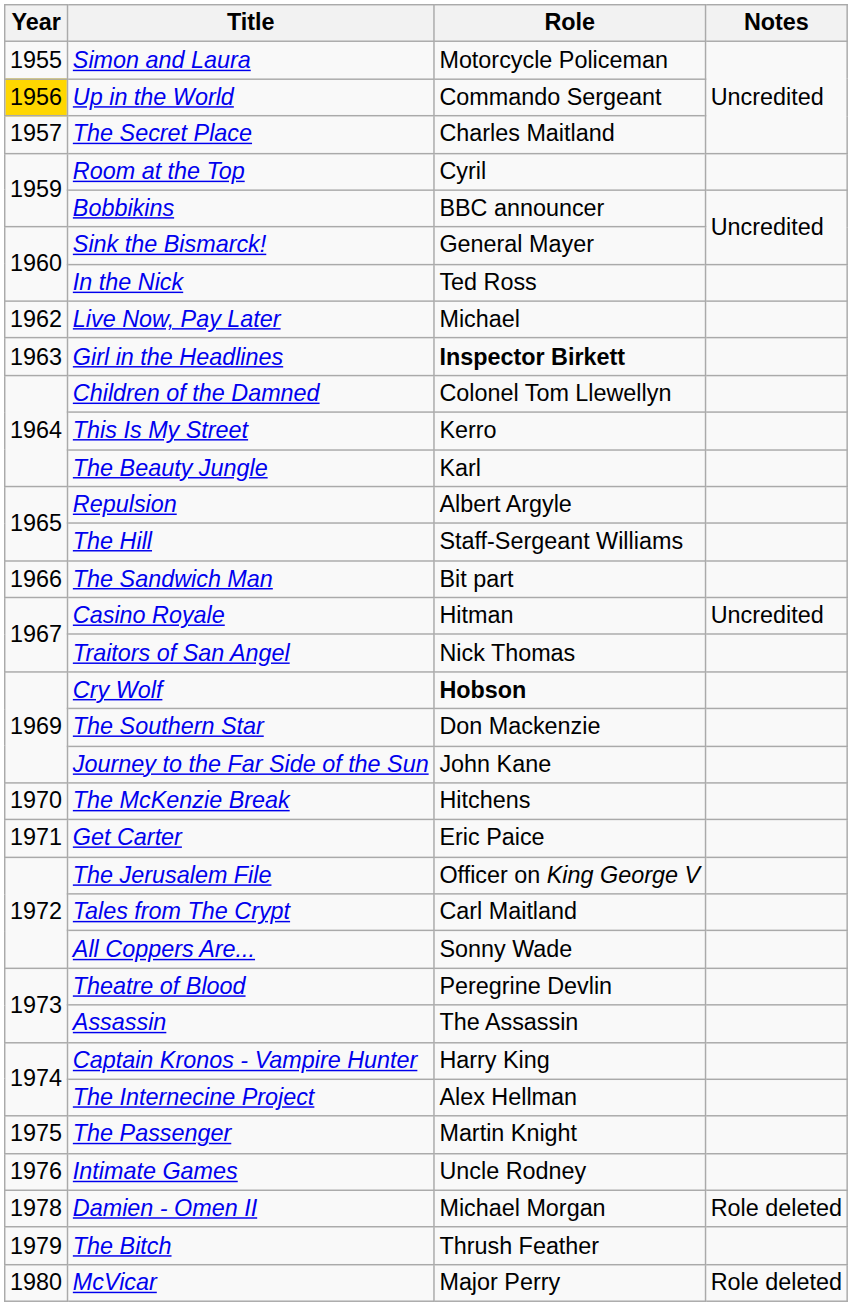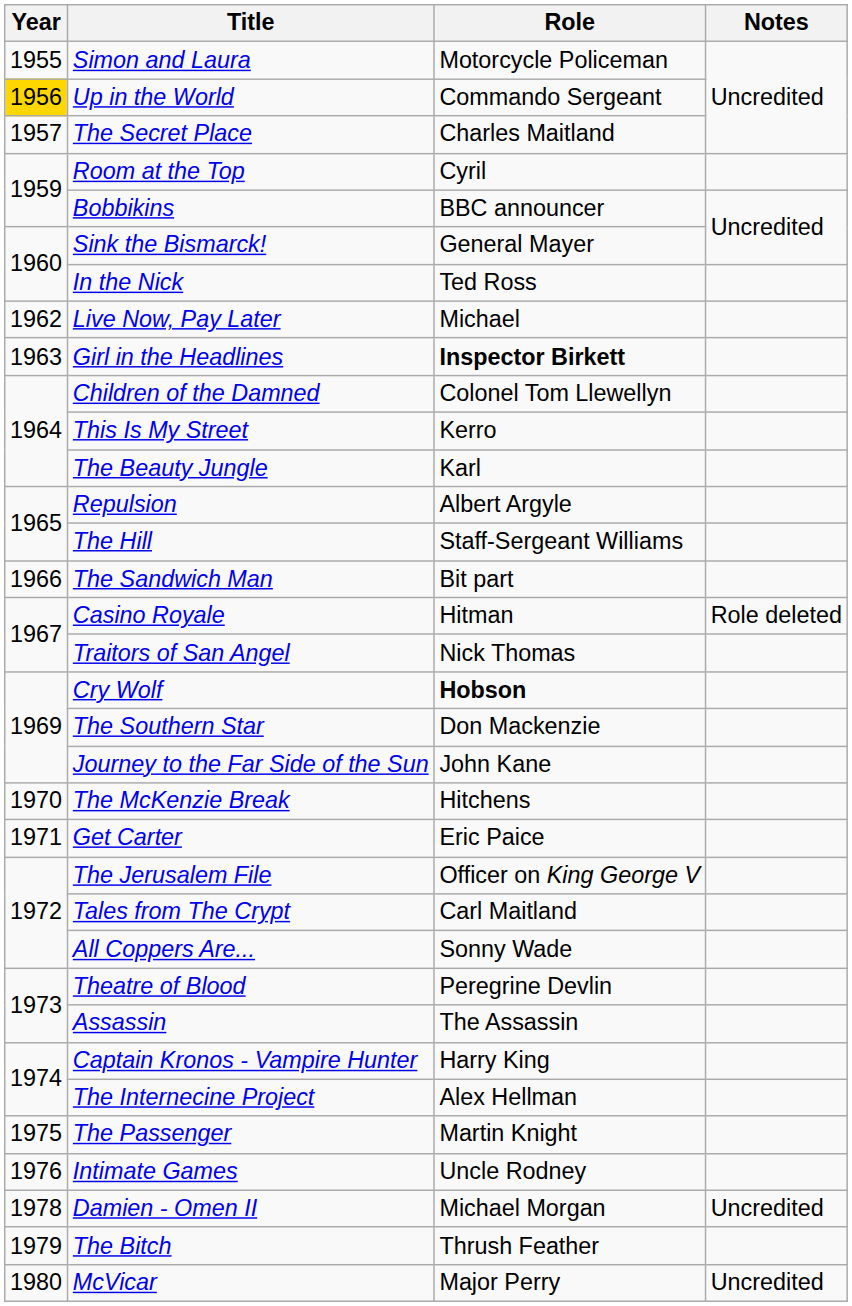(767, 615) Uncredited -> (776, 615) Role deleted
(776, 1208) Role deleted -> (767, 1208) Uncredited
(776, 1282) Role deleted -> (767, 1282) Uncredited
